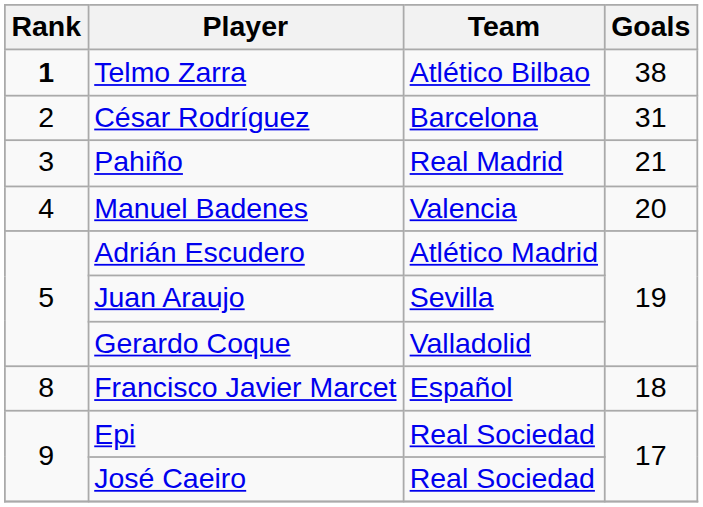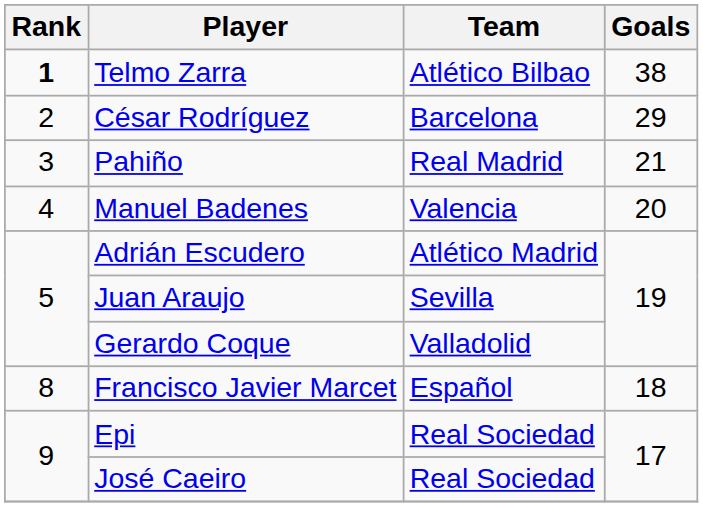(651, 117) 31 -> (651, 117) 29
